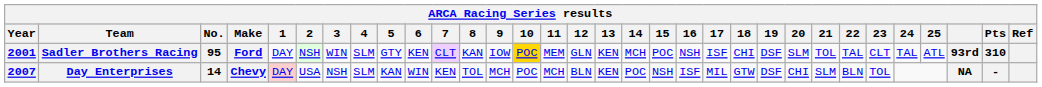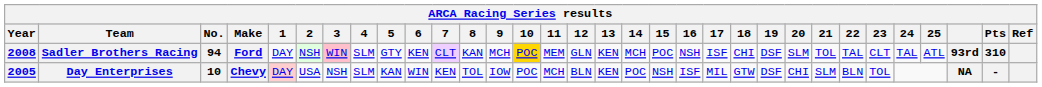(22, 52) 2001 -> (22, 52) 2008
(214, 52) 95 -> (214, 52) 94
(337, 52) no background -> (337, 52) pink background
(500, 52) IOW -> (500, 52) MCH
(22, 72) 2007 -> (22, 72) 2005
(214, 72) 14 -> (214, 72) 10
(500, 72) MCH -> (500, 72) IOW
